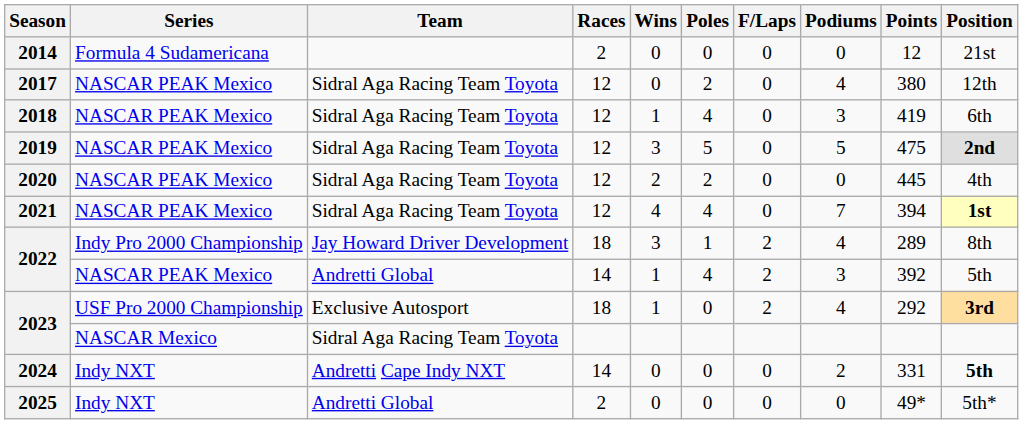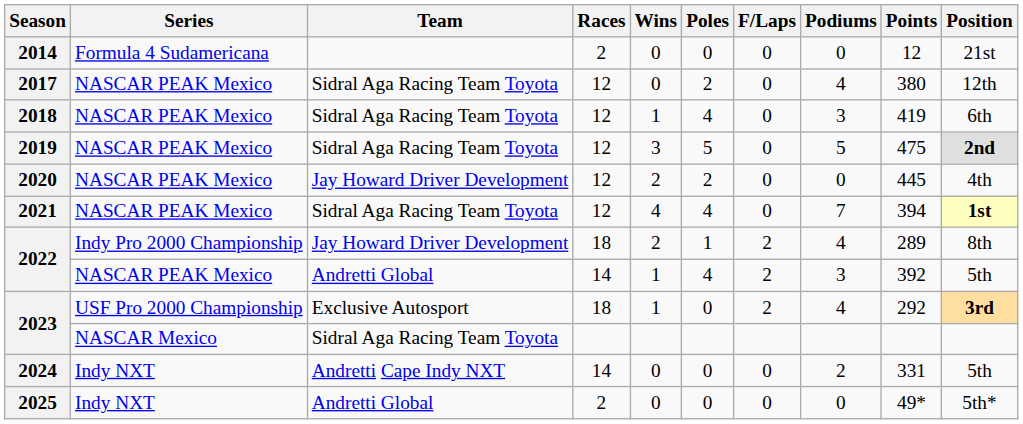(435, 179) Sidral Aga Racing Team Toyota -> (440, 179) Jay Howard Driver Development
(656, 243) 3 -> (656, 243) 2
(980, 370) bold -> (980, 370) normal
